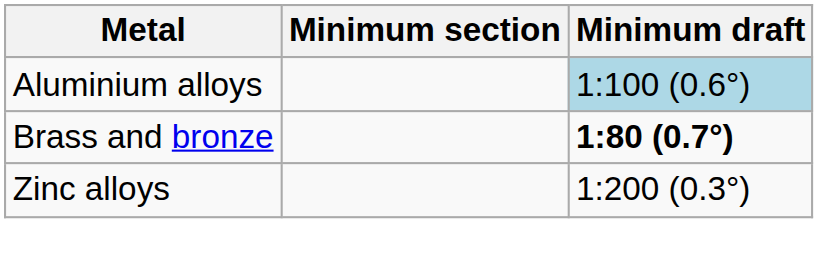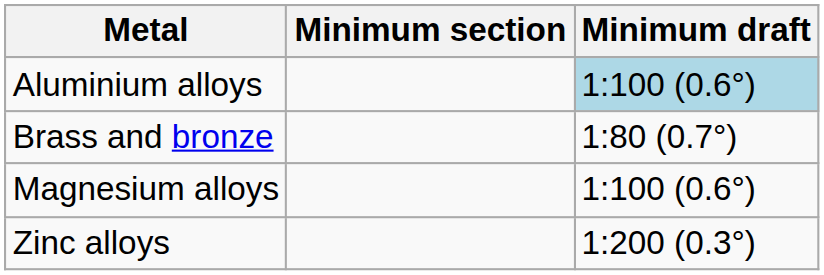(655, 136) bold -> (659, 136) normal
+ row: (146, 189)
